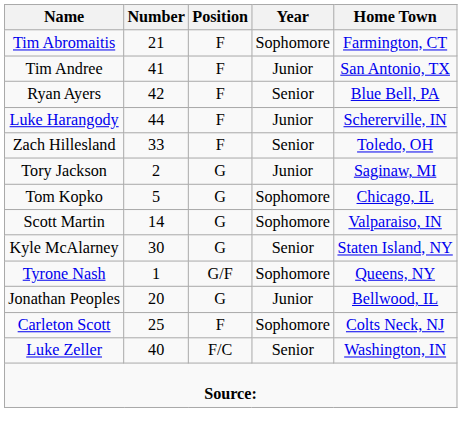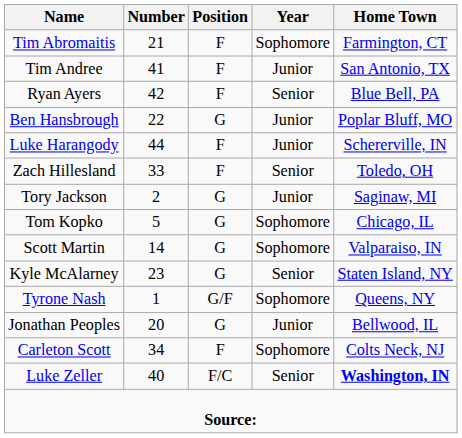+ row: (64, 119)
(156, 247) 30 -> (156, 273) 23
(156, 324) 25 -> (156, 350) 34
(395, 350) normal -> (395, 376) bold
